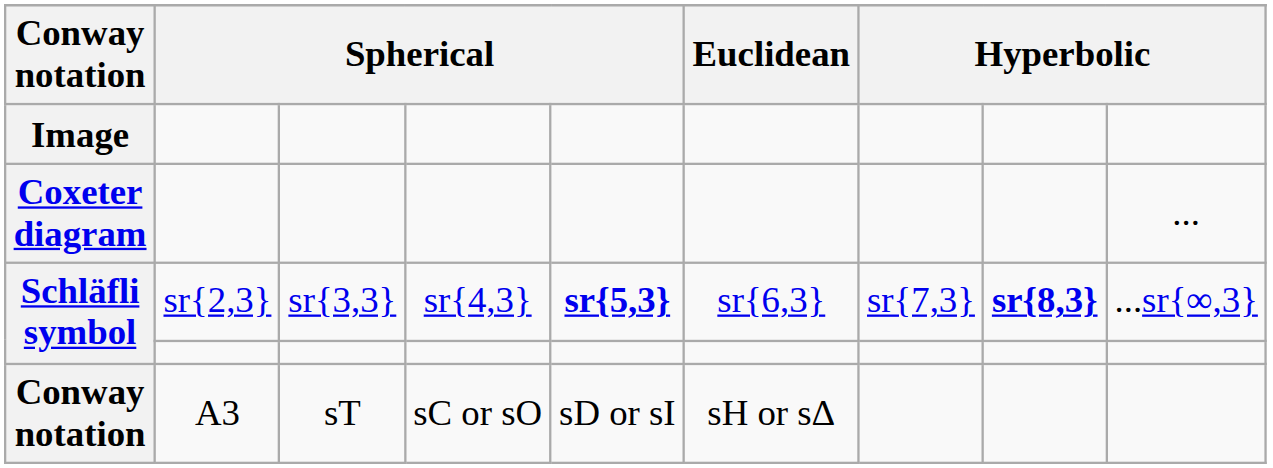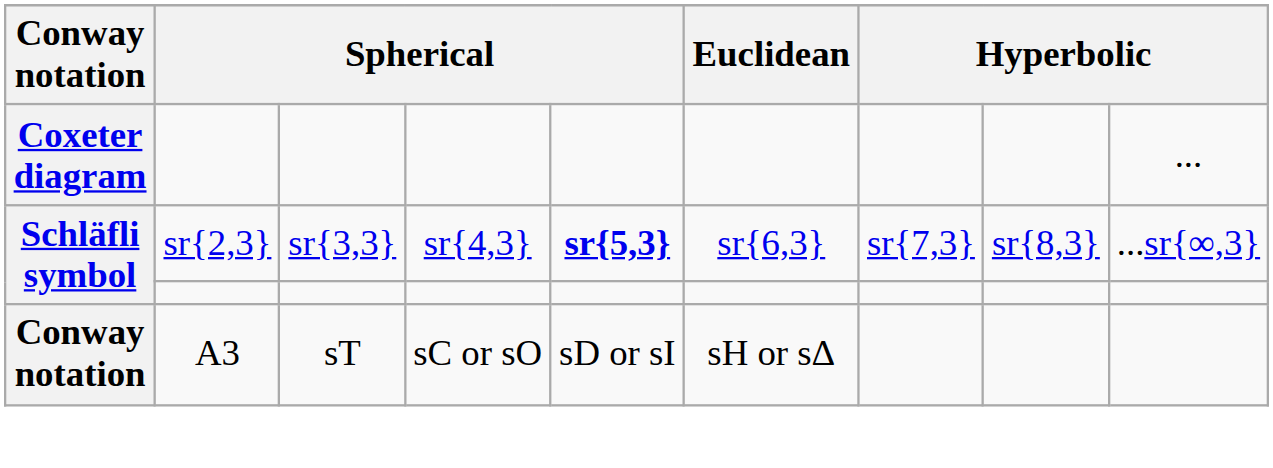- row: (80, 133)
(1045, 301) bold -> (1046, 242) normal
